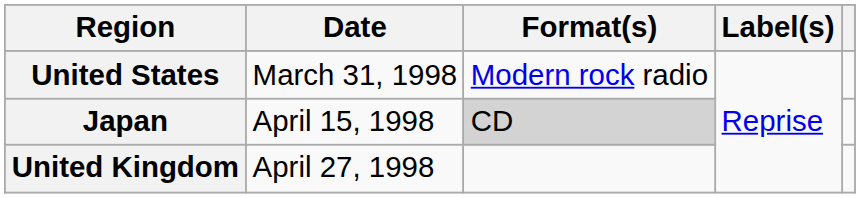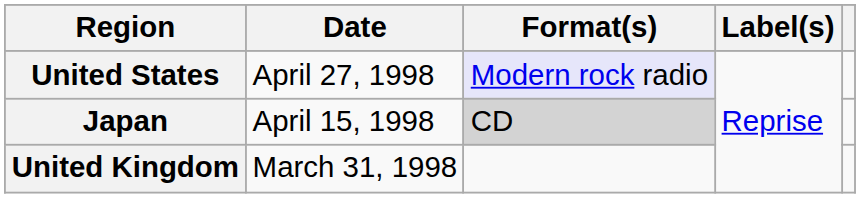(355, 74) March 31, 1998 -> (343, 74) April 27, 1998
(589, 74) no background -> (589, 74) lavender background
(343, 167) April 27, 1998 -> (355, 167) March 31, 1998
